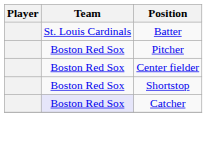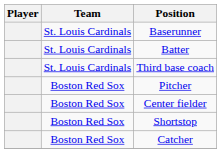+ row: (175, 31)
+ row: (175, 67)
(87, 103) lavender background -> (87, 139) no background
